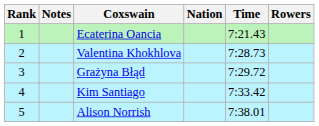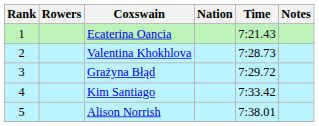columns swapped: (291, 14) <-> (56, 14)
